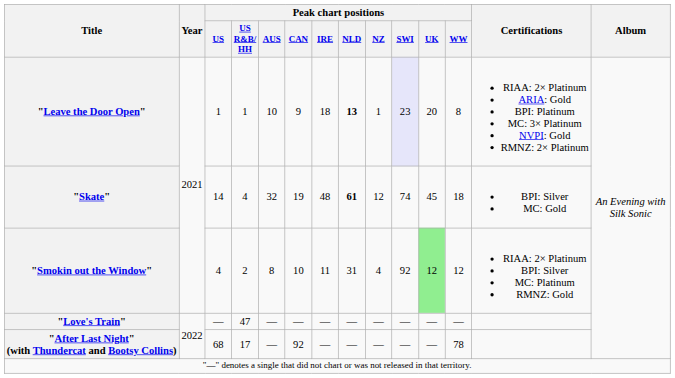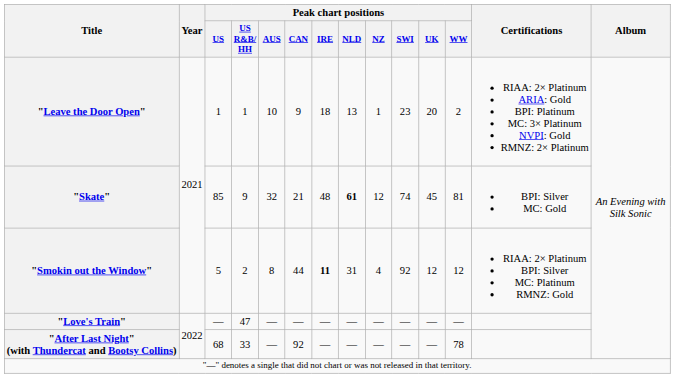(352, 111) bold -> (352, 111) normal
(405, 111) lavender background -> (405, 111) no background
(459, 111) 8 -> (459, 111) 2
(218, 197) 14 -> (218, 197) 85
(245, 197) 4 -> (245, 197) 9
(298, 197) 19 -> (298, 197) 21
(459, 197) 18 -> (459, 197) 81
(218, 270) 4 -> (218, 270) 5
(298, 270) 10 -> (298, 270) 44
(325, 270) normal -> (325, 270) bold
(432, 270) lightgreen background -> (432, 270) no background
(245, 344) 17 -> (245, 344) 33
